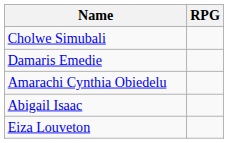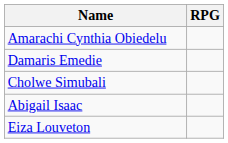rows swapped: (87, 82) <-> (57, 37)
